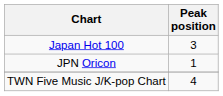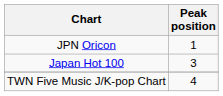rows swapped: (86, 63) <-> (86, 44)
